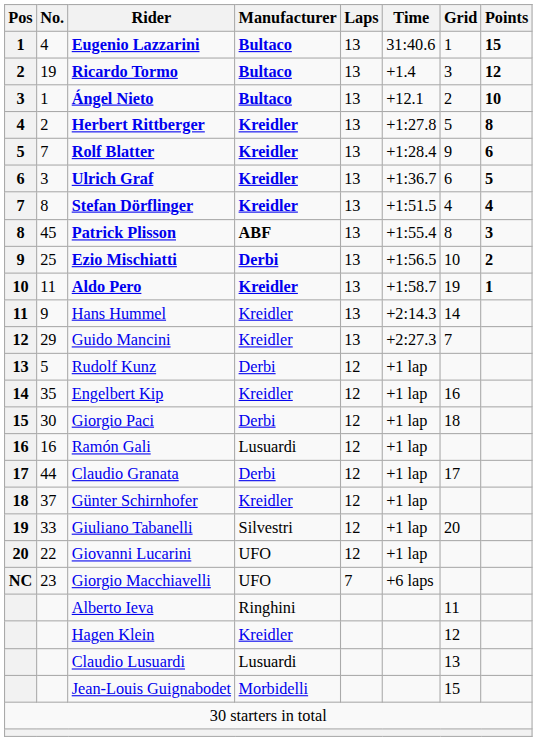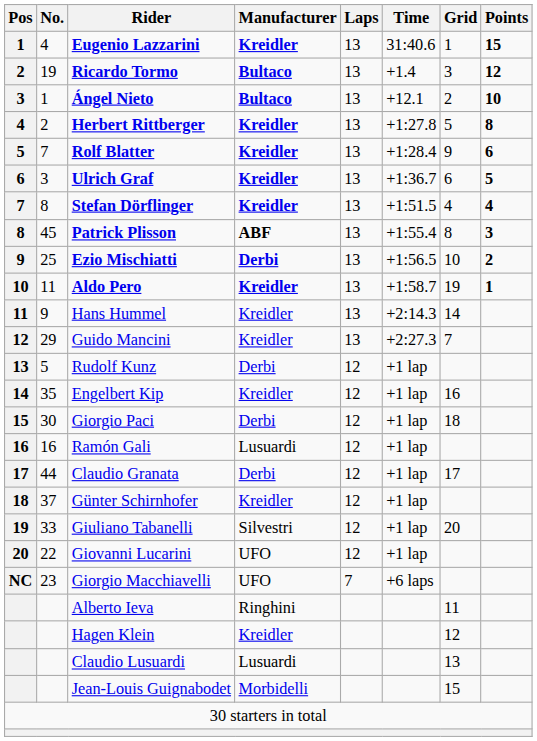(265, 44) Bultaco -> (268, 44) Kreidler
